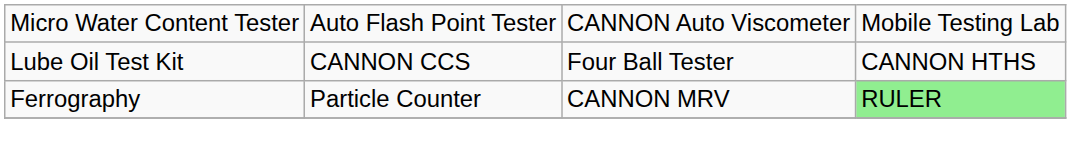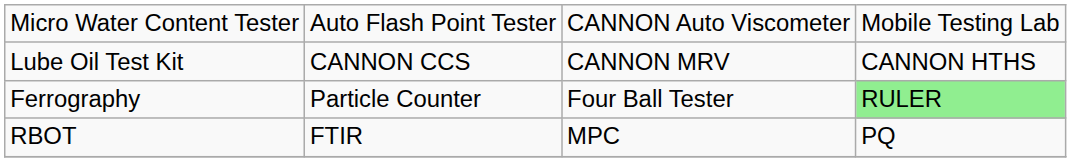(650, 61) Four Ball Tester -> (648, 61) CANNON MRV
(648, 99) CANNON MRV -> (650, 99) Four Ball Tester
+ row: (43, 136)
